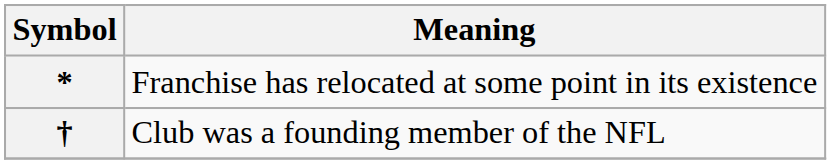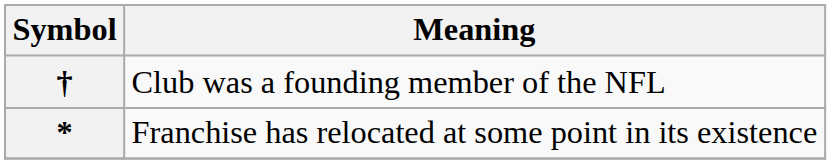rows swapped: (65, 81) <-> (65, 132)
